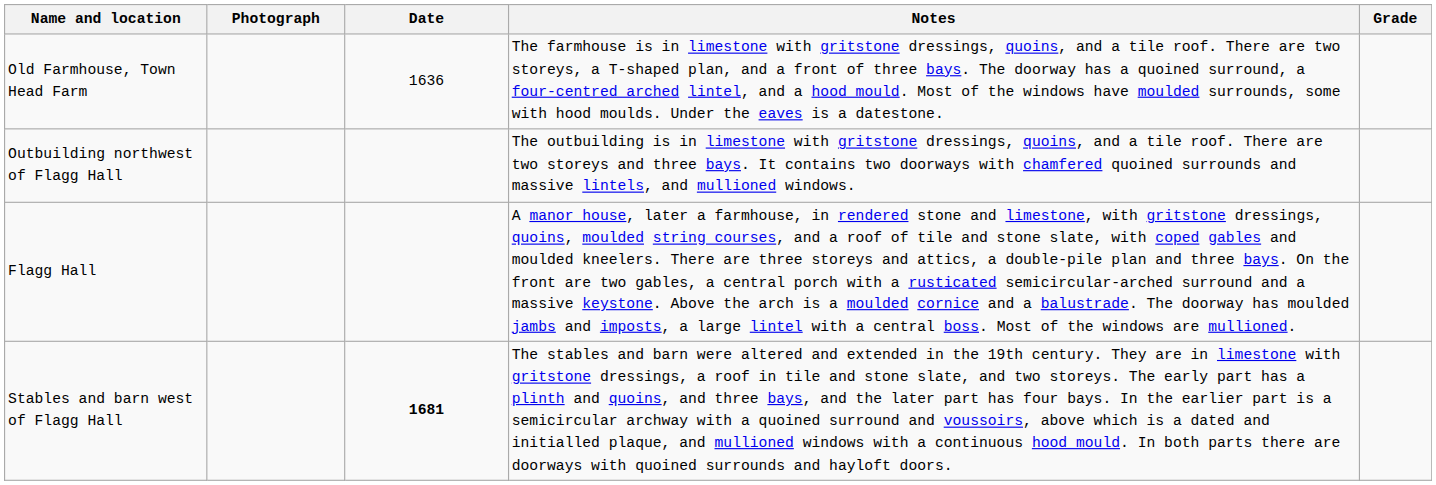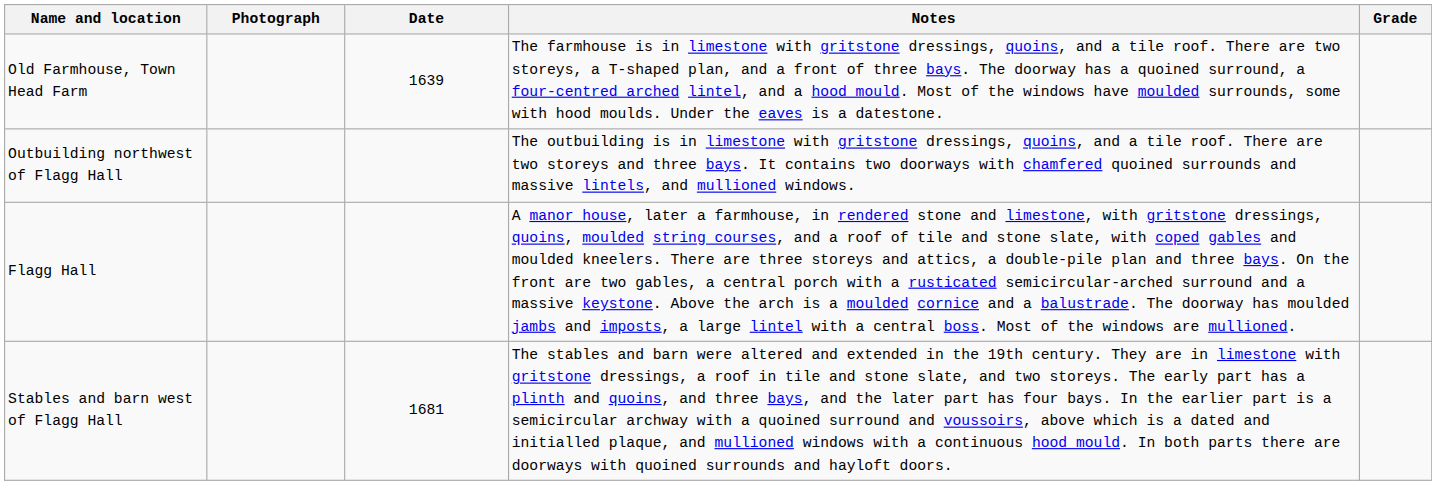(426, 81) 1636 -> (426, 81) 1639
(426, 410) bold -> (426, 410) normal
